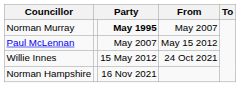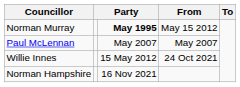(196, 27) May 2007 -> (189, 27) May 15 2012
(189, 43) May 15 2012 -> (196, 43) May 2007
